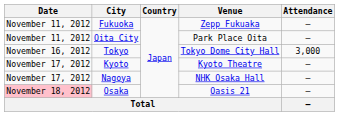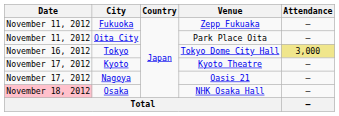(308, 51) no background -> (308, 51) khaki background
(230, 78) NHK Osaka Hall -> (230, 78) Oasis 21
(230, 91) Oasis 21 -> (230, 91) NHK Osaka Hall
